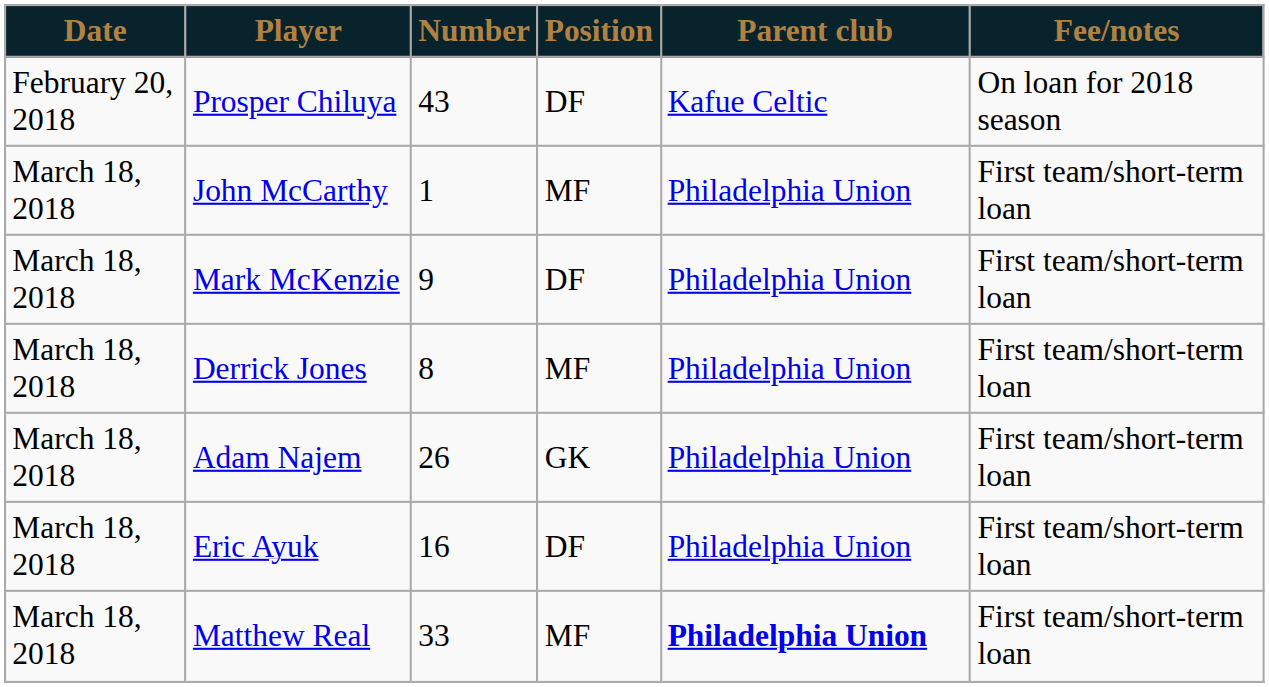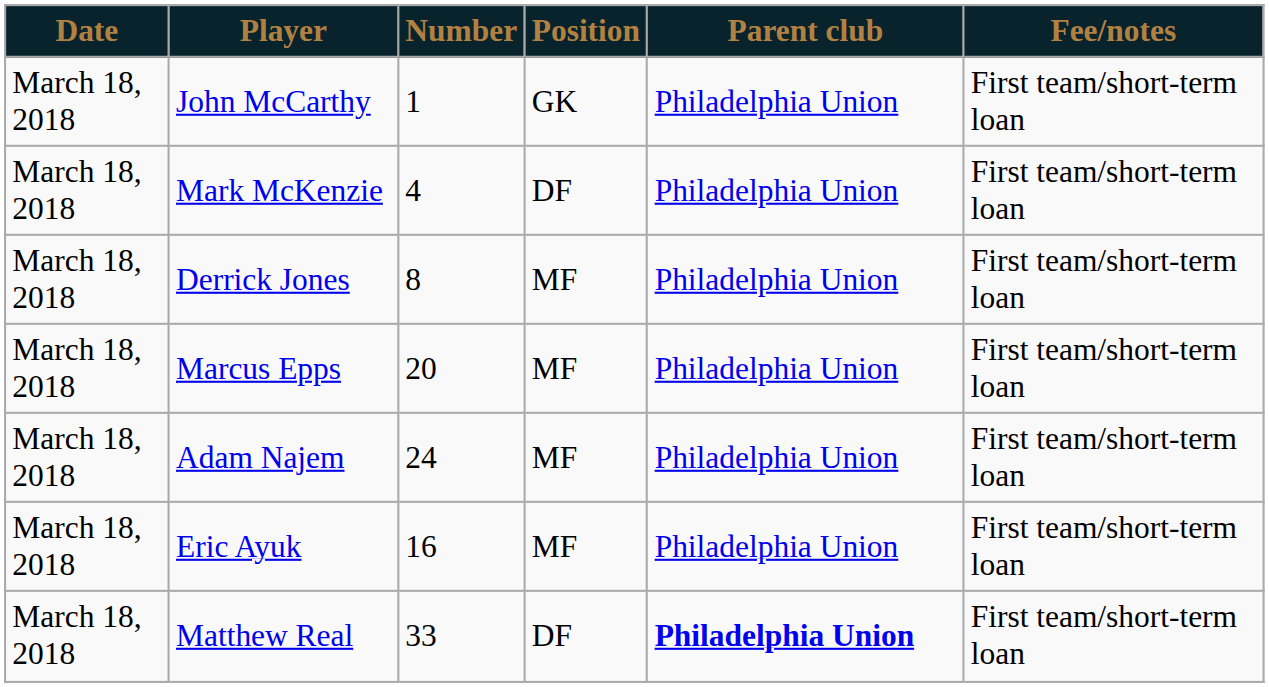- row: (295, 101)
(567, 190) MF -> (554, 101) GK
(426, 279) 9 -> (413, 190) 4
+ row: (259, 368)
(434, 457) 26 -> (421, 457) 24
(567, 457) GK -> (554, 457) MF
(565, 546) DF -> (554, 546) MF
(567, 635) MF -> (552, 635) DF
